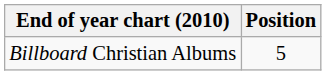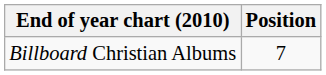(281, 53) 5 -> (281, 53) 7
